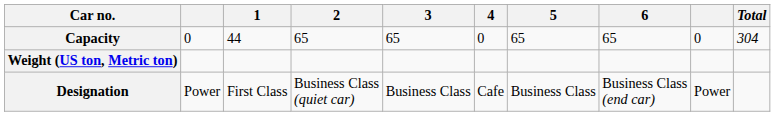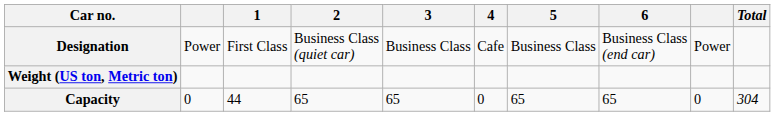rows swapped: (93, 91) <-> (93, 38)
